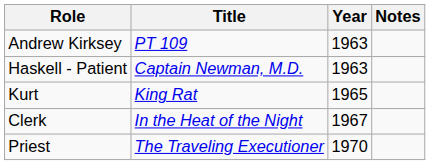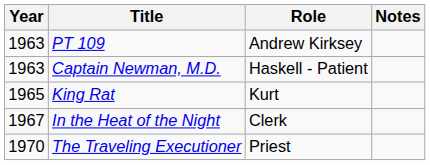columns swapped: (350, 17) <-> (68, 17)
